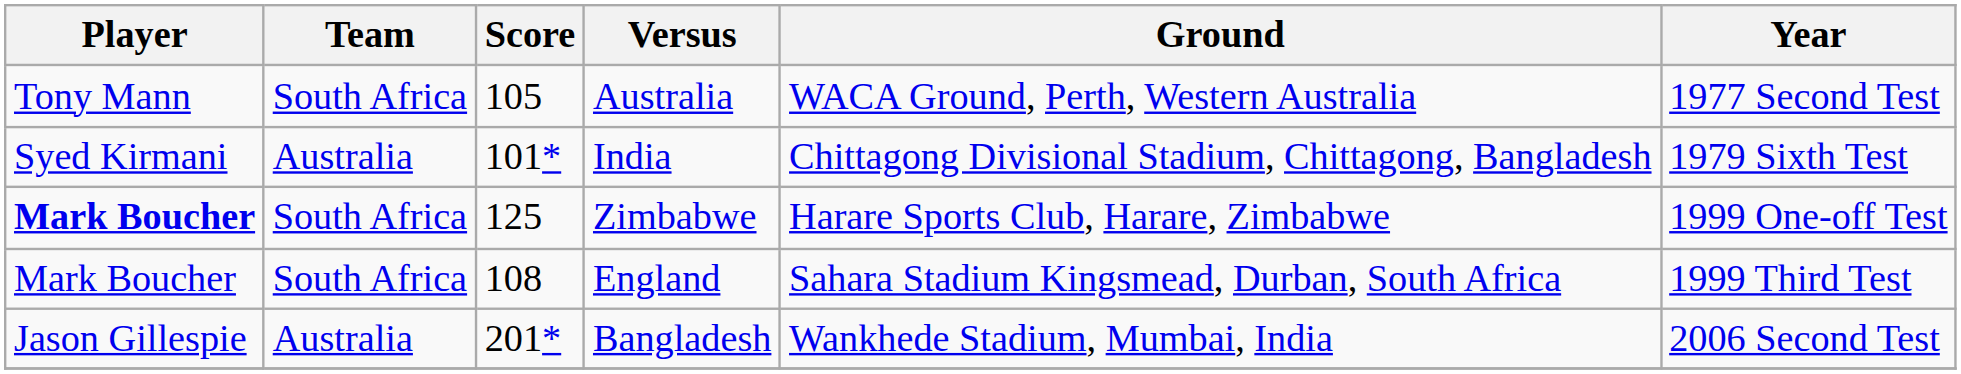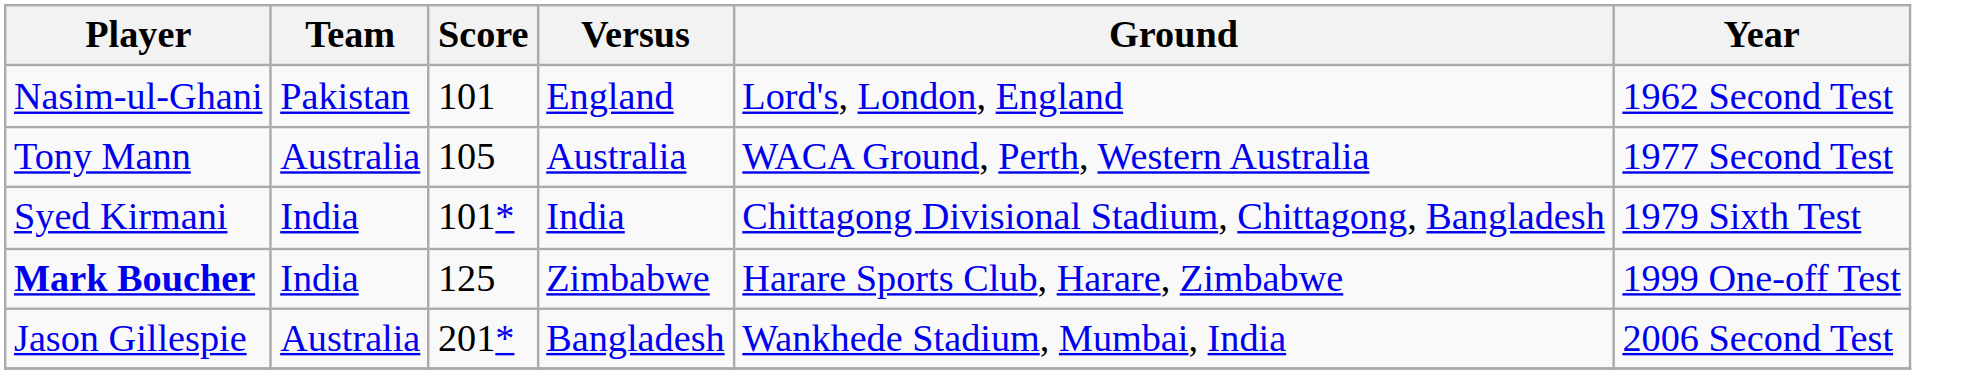+ row: (467, 95)
(370, 95) South Africa -> (350, 156) Australia
(343, 156) Australia -> (319, 216) India
(370, 216) South Africa -> (319, 277) India
- row: (513, 277)
